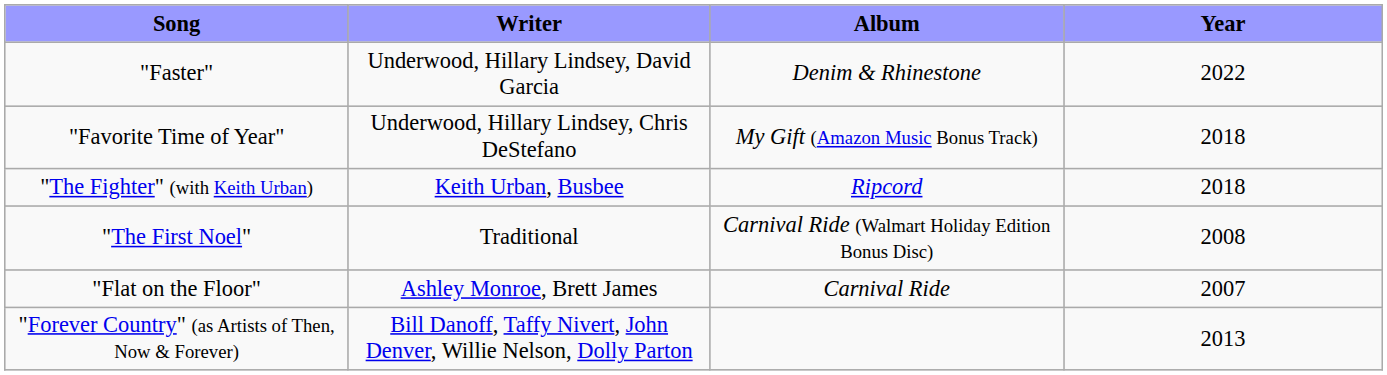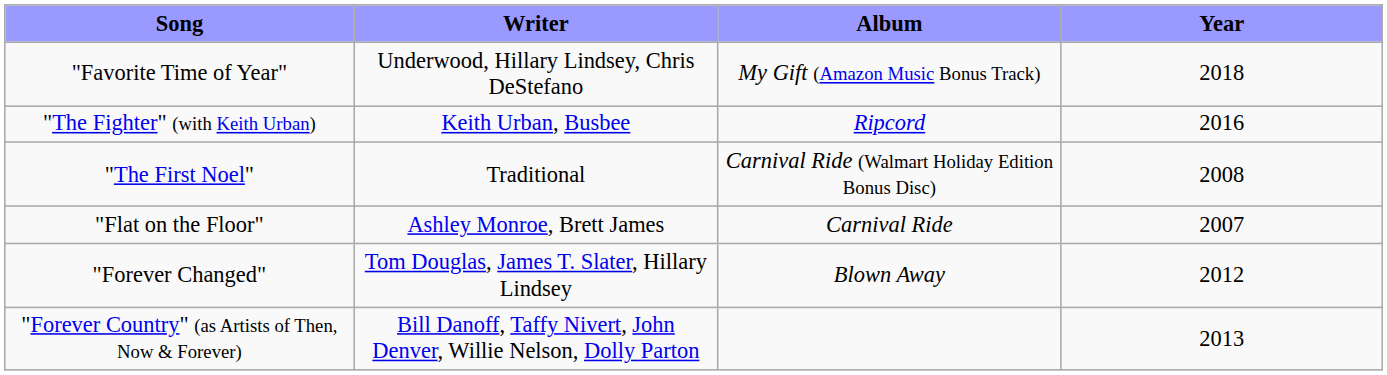- row: (177, 73)
(1223, 187) 2018 -> (1222, 123) 2016
+ row: (179, 274)
